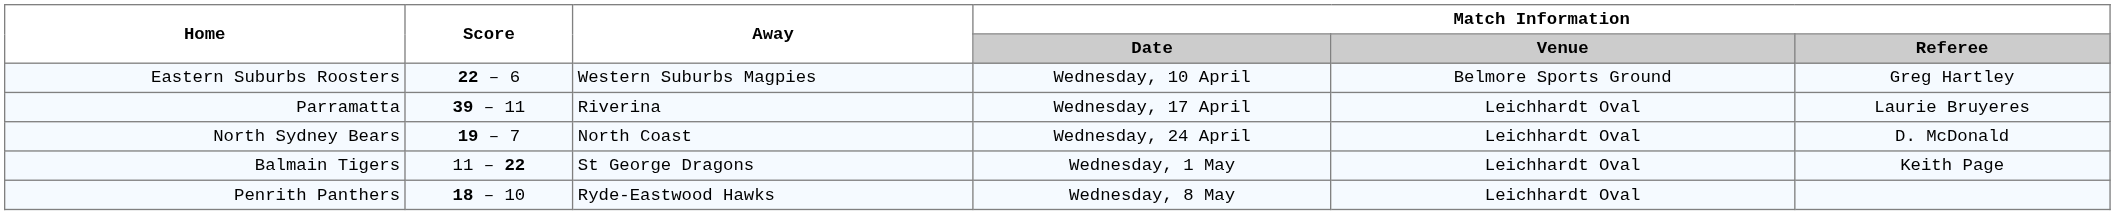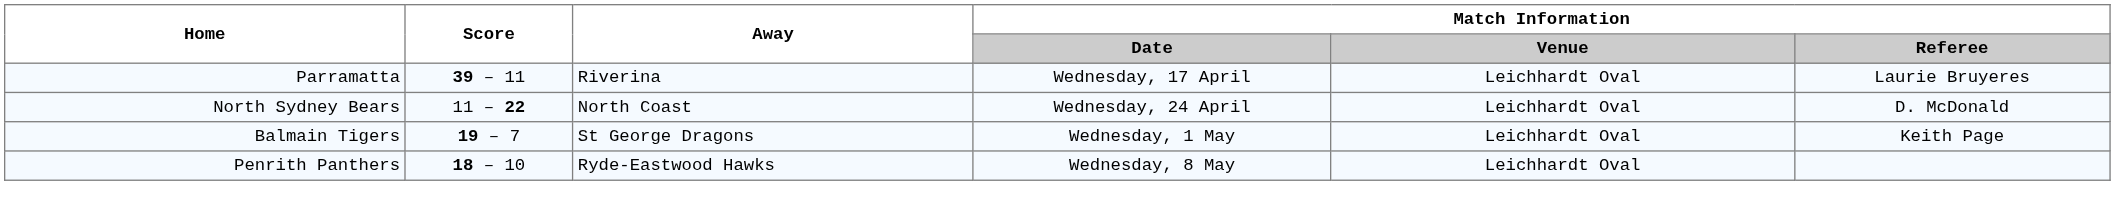- row: (276, 78)
(489, 136) 19 – 7 -> (489, 107) 11 – 22
(489, 166) 11 – 22 -> (489, 136) 19 – 7
